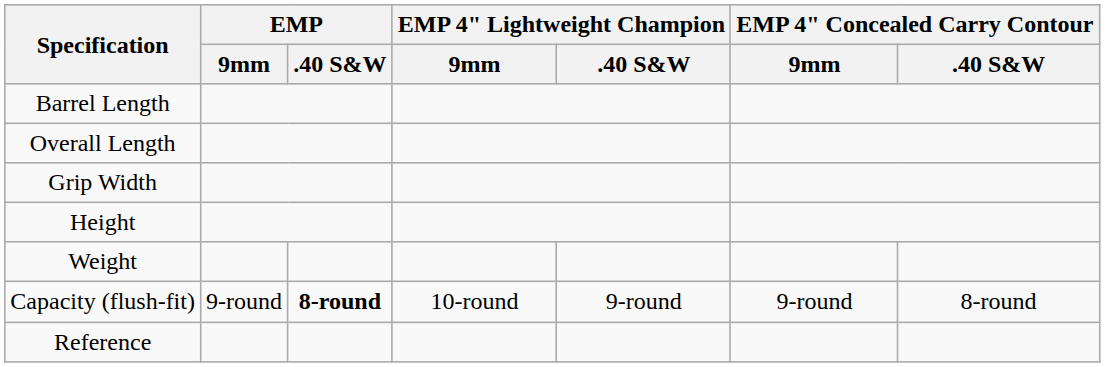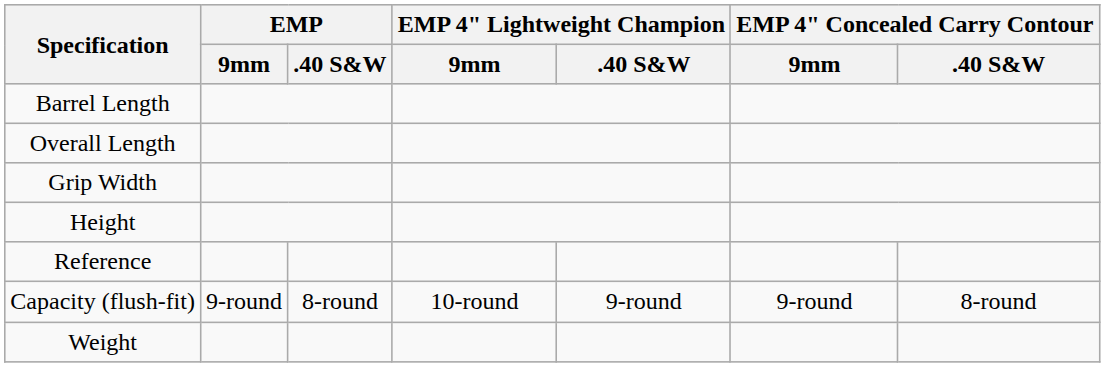rows swapped: (103, 262) <-> (103, 341)
(340, 301) bold -> (340, 301) normal
